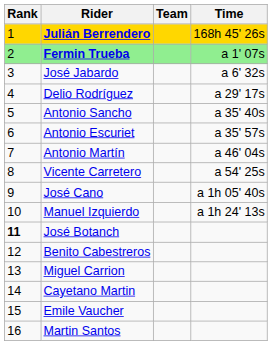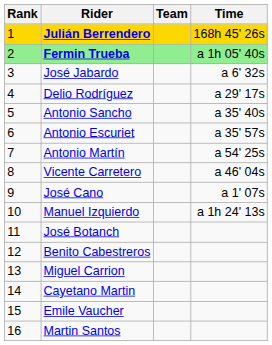(243, 53) a 1' 07s -> (231, 53) a 1h 05' 40s
(240, 152) a 46' 04s -> (240, 152) a 54' 25s
(240, 172) a 54' 25s -> (240, 172) a 46' 04s
(231, 192) a 1h 05' 40s -> (243, 192) a 1' 07s
(14, 232) bold -> (14, 232) normal
